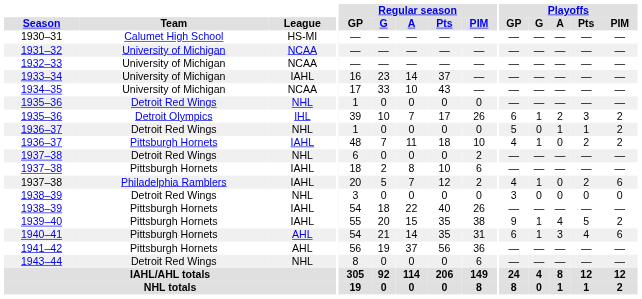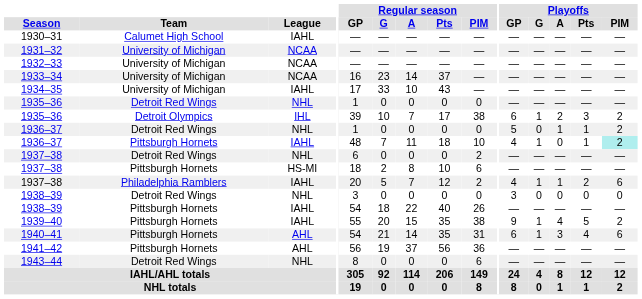(302, 37) HS-MI -> (302, 37) IAHL
(302, 76) IAHL -> (302, 76) NCAA
(302, 89) NCAA -> (302, 89) IAHL
(479, 116) 26 -> (479, 116) 38
(586, 142) 2 -> (586, 142) 1
(620, 142) no background -> (620, 142) paleturquoise background
(302, 169) IAHL -> (302, 169) HS-MI
(560, 182) 0 -> (560, 182) 1
